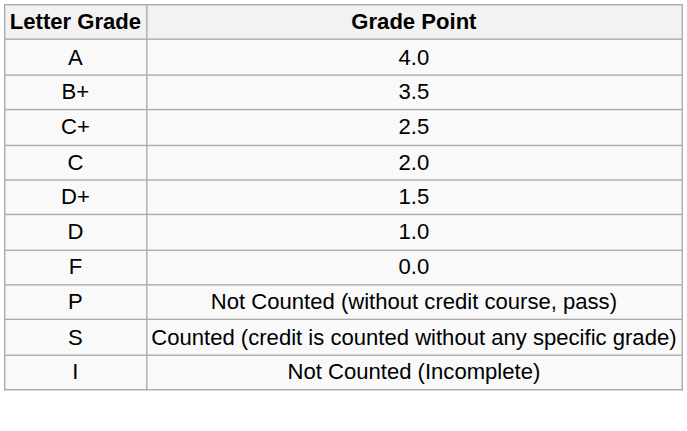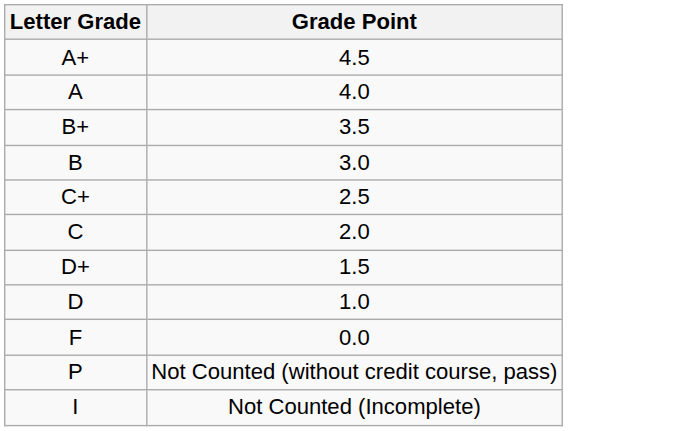+ row: (75, 57)
+ row: (75, 162)
- row: (75, 337)
